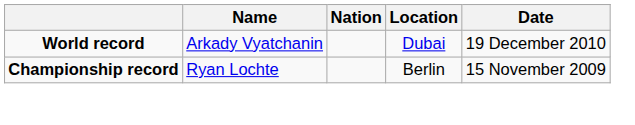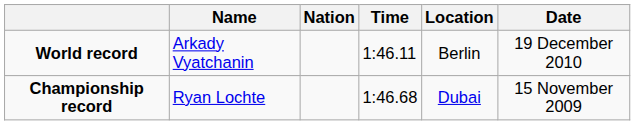+ column: (390, 17)
(424, 43) Dubai -> (459, 52) Berlin
(424, 69) Berlin -> (459, 97) Dubai
